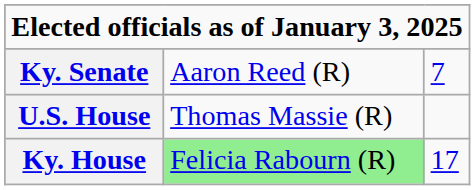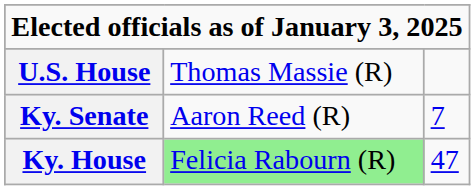rows swapped: (84, 116) <-> (84, 71)
(445, 160) 17 -> (445, 160) 47
